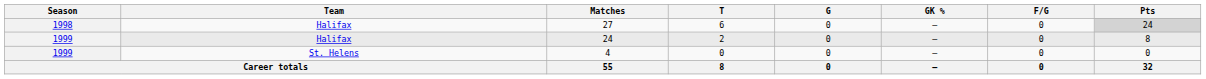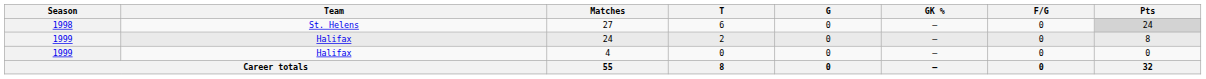(334, 25) Halifax -> (334, 25) St. Helens
(334, 53) St. Helens -> (334, 53) Halifax
